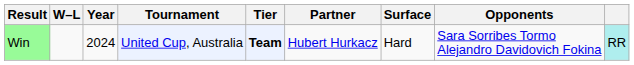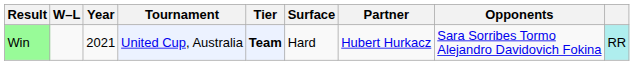columns swapped: (408, 14) <-> (333, 14)
(101, 42) 2024 -> (101, 42) 2021
